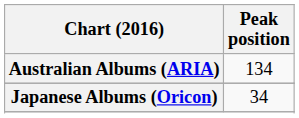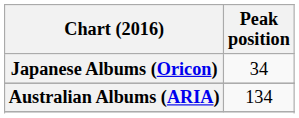rows swapped: (114, 68) <-> (114, 97)
